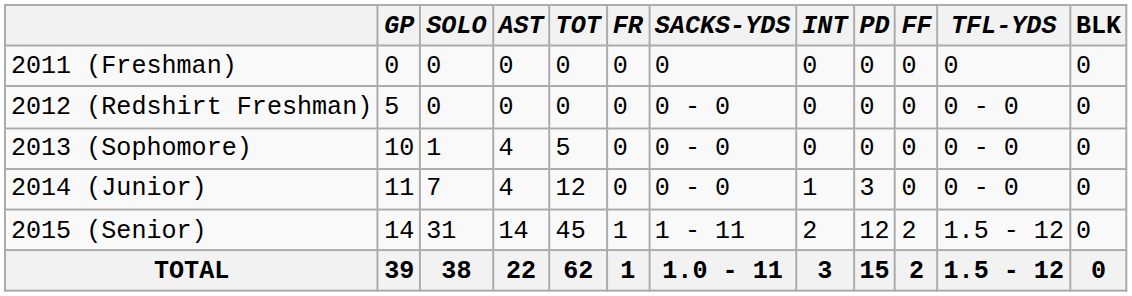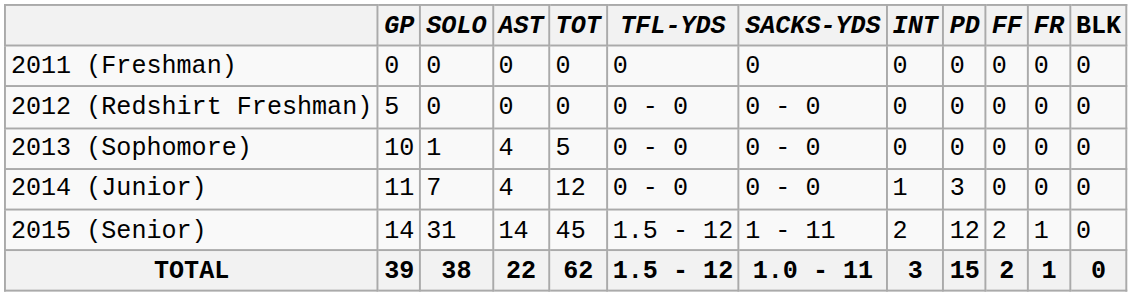columns swapped: (1004, 25) <-> (628, 25)
